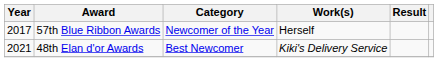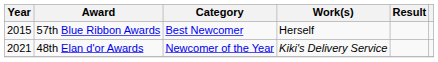(19, 30) 2017 -> (19, 30) 2015
(220, 30) Newcomer of the Year -> (204, 30) Best Newcomer
(204, 48) Best Newcomer -> (220, 48) Newcomer of the Year
